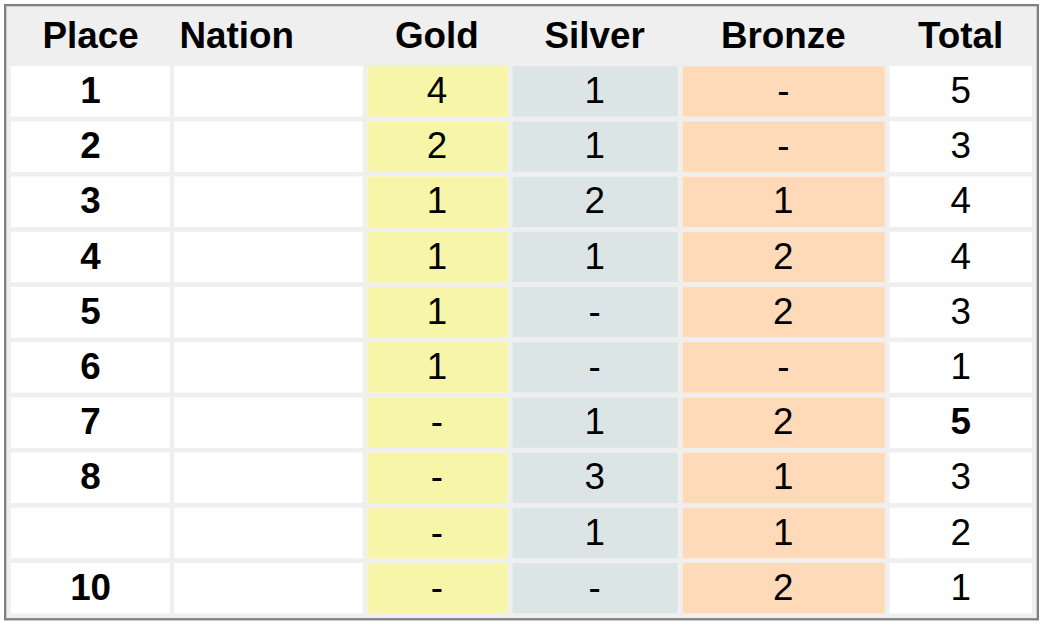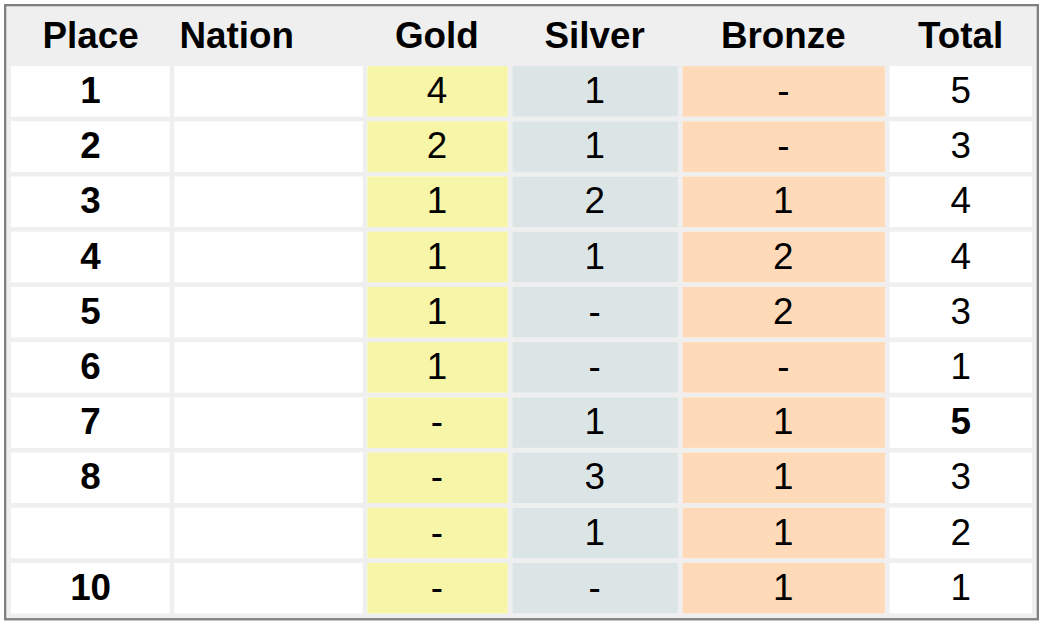(783, 421) 2 -> (783, 421) 1
(783, 587) 2 -> (783, 587) 1
